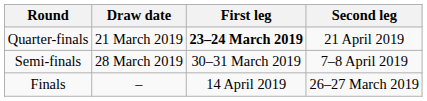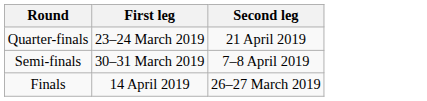- column: (139, 15)
(246, 38) bold -> (150, 38) normal
